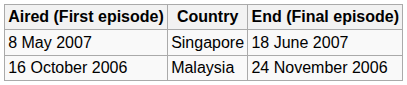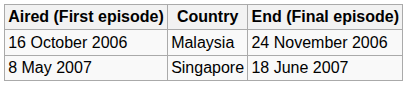rows swapped: (68, 67) <-> (50, 42)
